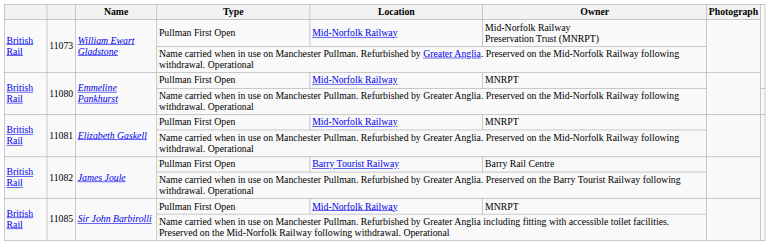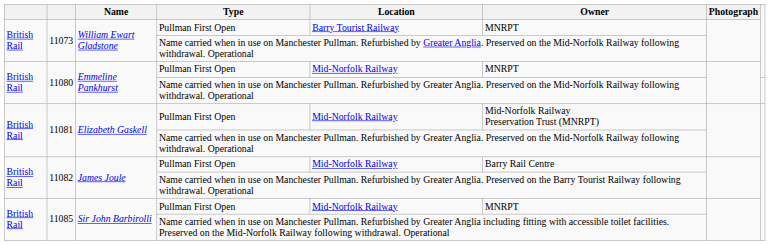(355, 33) Mid-Norfolk Railway -> (356, 27) Barry Tourist Railway
(542, 33) Mid-Norfolk Railway Preservation Trust (MNRPT) -> (502, 27) MNRPT
(502, 122) MNRPT -> (542, 117) Mid-Norfolk Railway Preservation Trust (MNRPT)
(356, 164) Barry Tourist Railway -> (355, 164) Mid-Norfolk Railway
